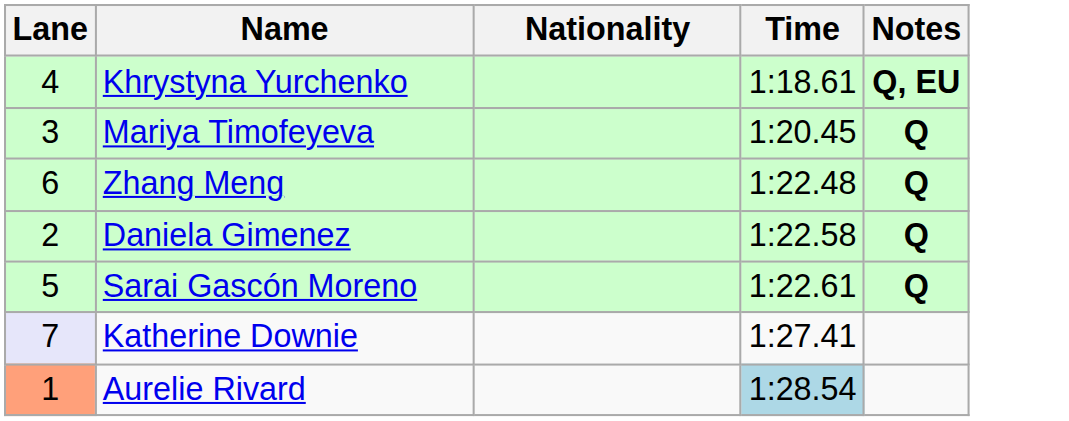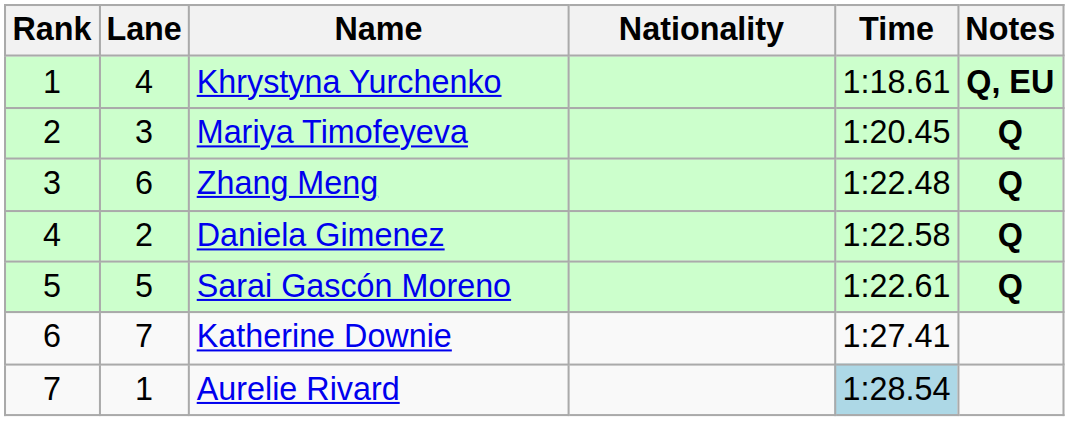+ column: (52, 30)
(50, 337) lavender background -> (144, 337) no background
(50, 388) lightsalmon background -> (144, 388) no background
